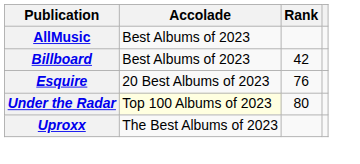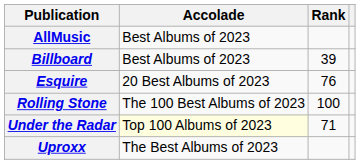(301, 59) 42 -> (328, 59) 39
+ row: (62, 103)
(301, 103) 80 -> (328, 125) 71
